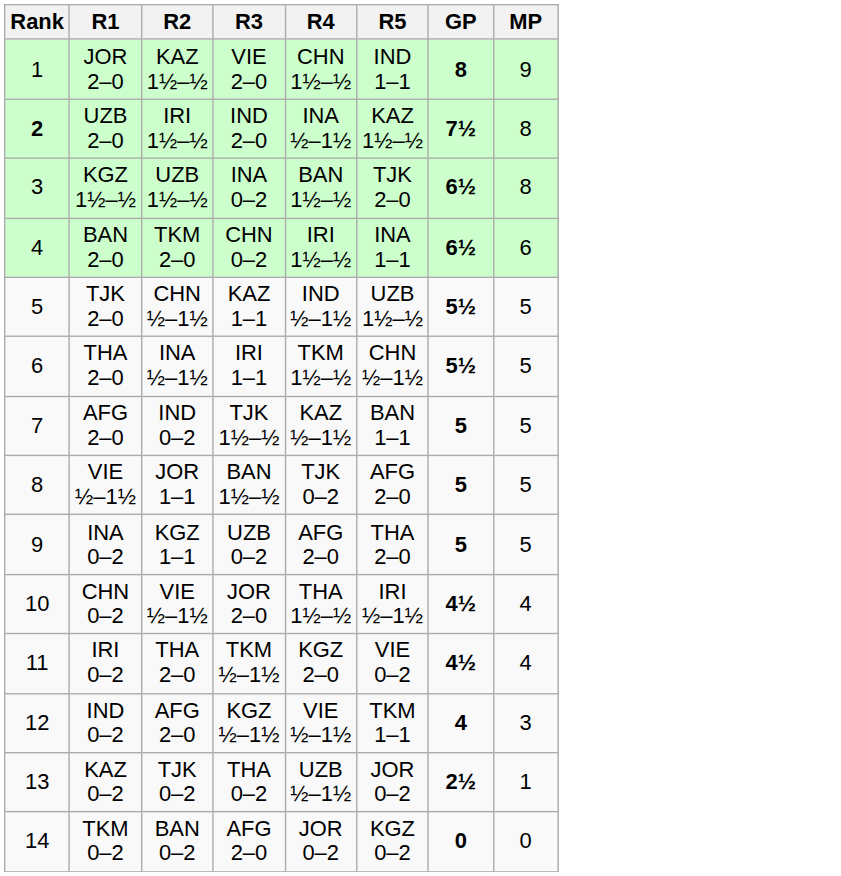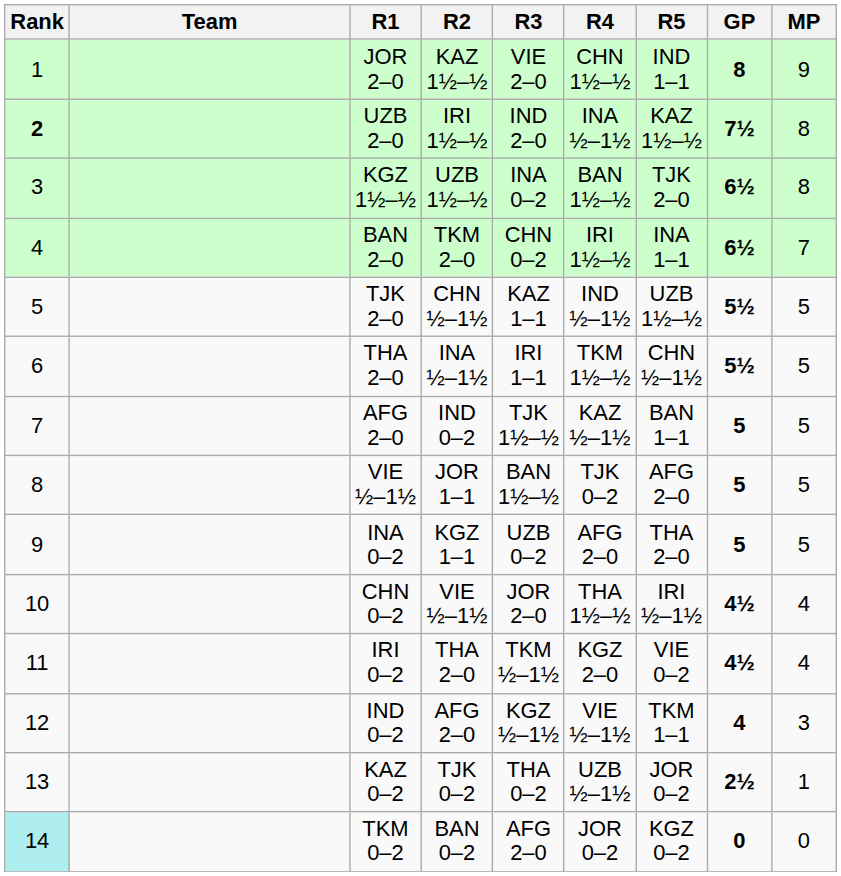+ column: (210, 21)
(526, 247) 6 -> (804, 247) 7
(37, 841) no background -> (37, 841) paleturquoise background
